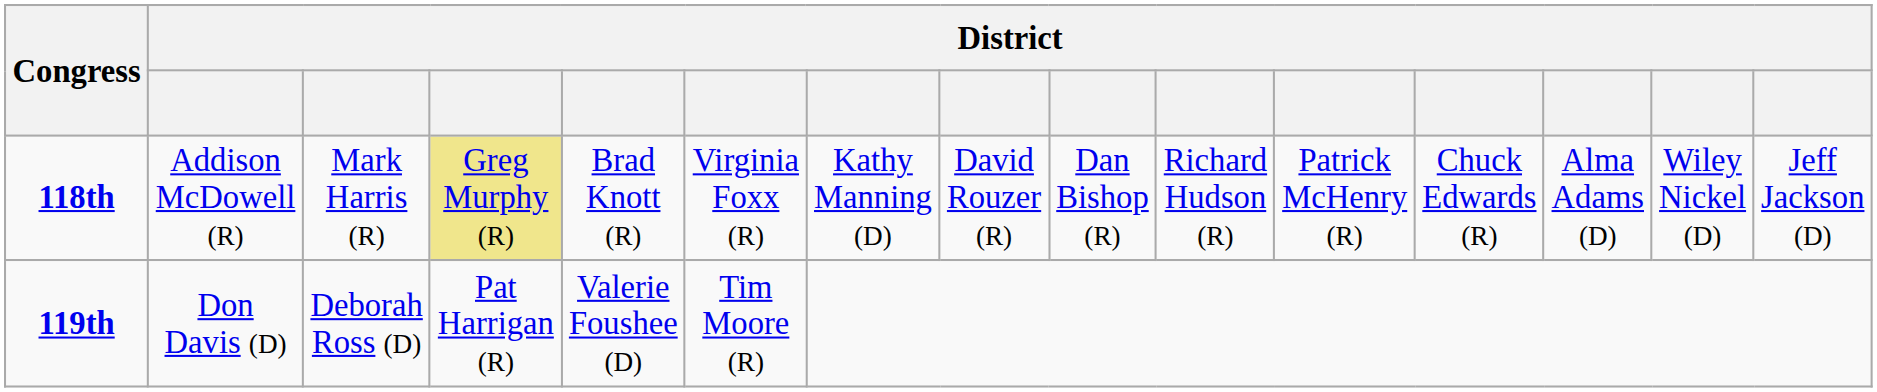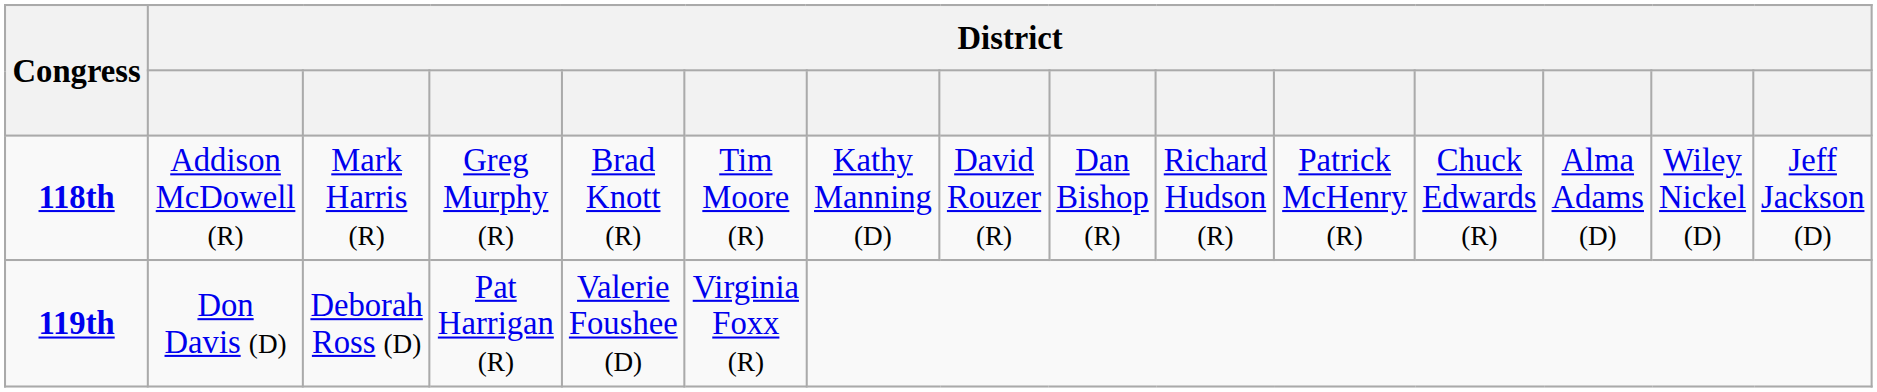(496, 197) khaki background -> (496, 197) no background
(746, 197) Virginia Foxx (R) -> (746, 197) Tim Moore (R)
(746, 322) Tim Moore (R) -> (746, 322) Virginia Foxx (R)
